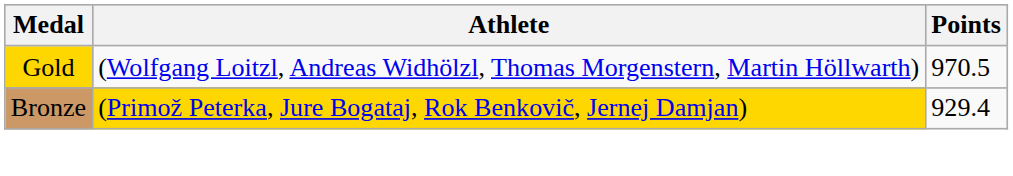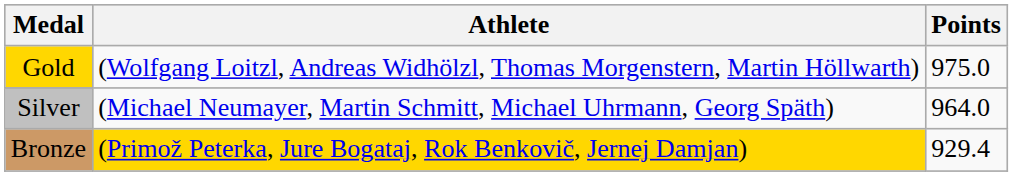(961, 66) 970.5 -> (961, 66) 975.0
+ row: (48, 107)
